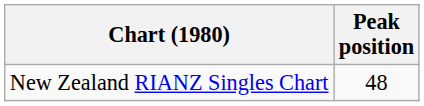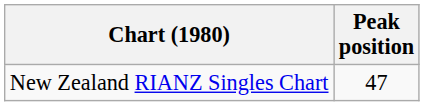(376, 82) 48 -> (376, 82) 47
